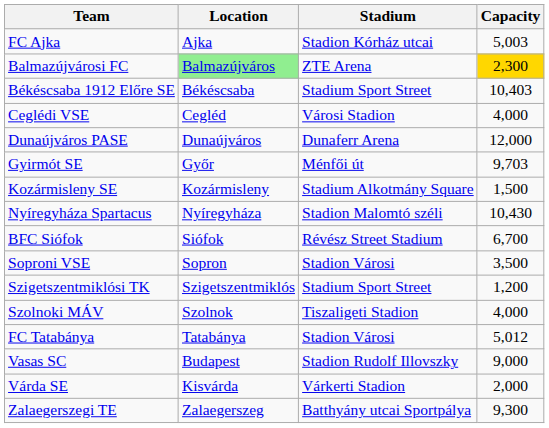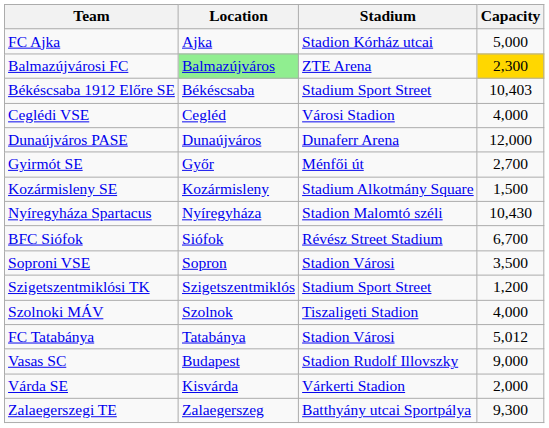(511, 41) 5,003 -> (511, 41) 5,000
(511, 164) 9,703 -> (511, 164) 2,700
